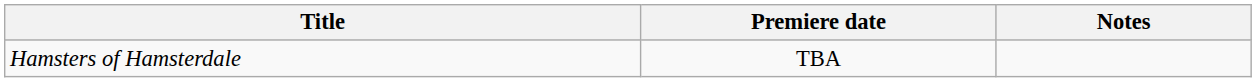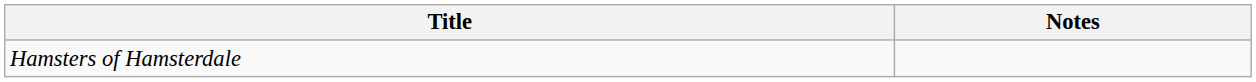- column: (818, 22)
